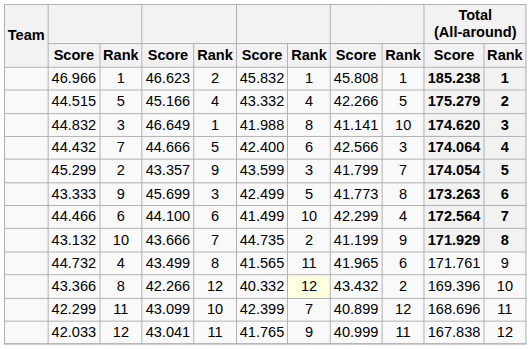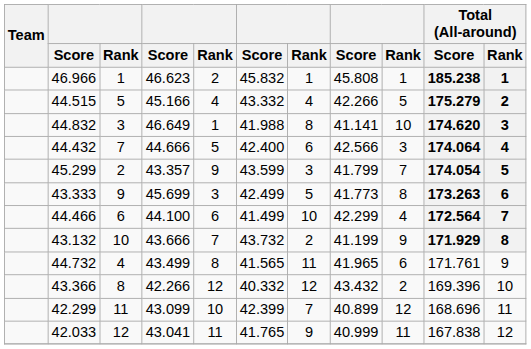(262, 240) 44.735 -> (262, 240) 43.732
(309, 286) lightyellow background -> (309, 286) no background
